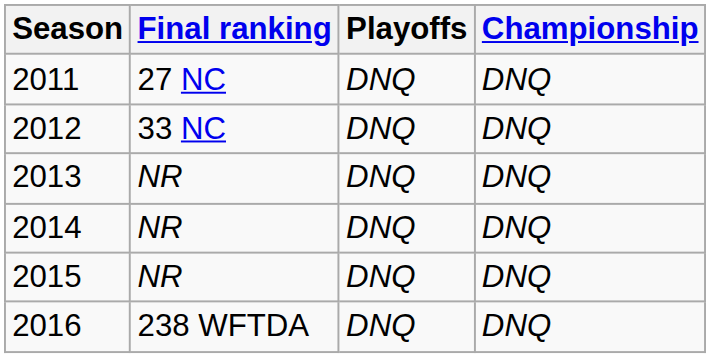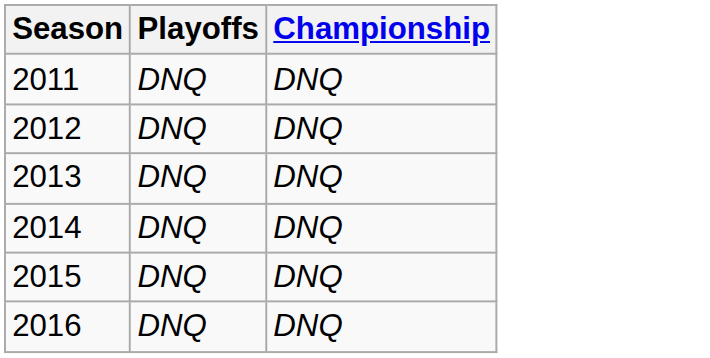- column: (235, 29)
